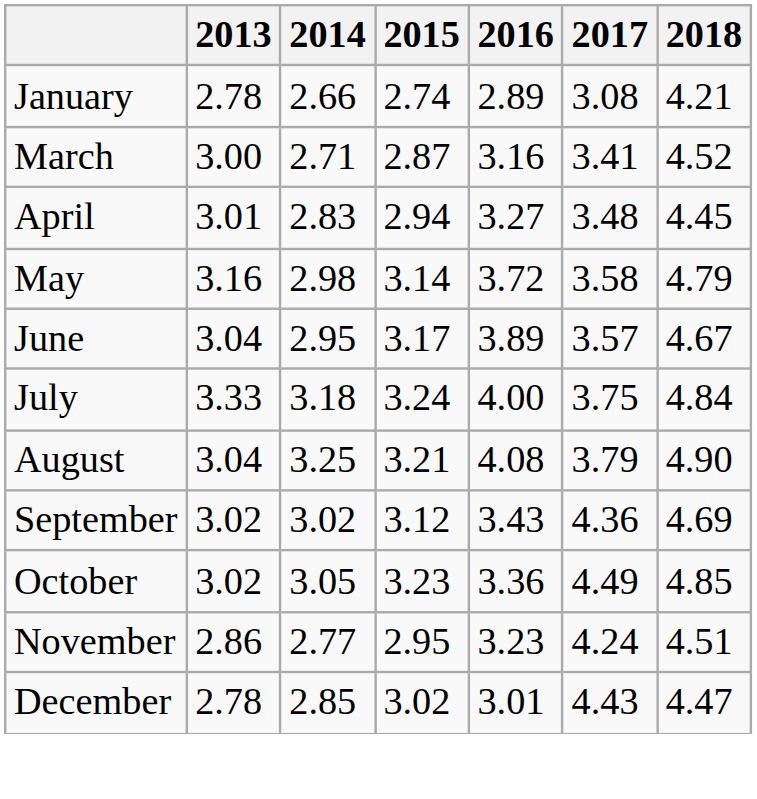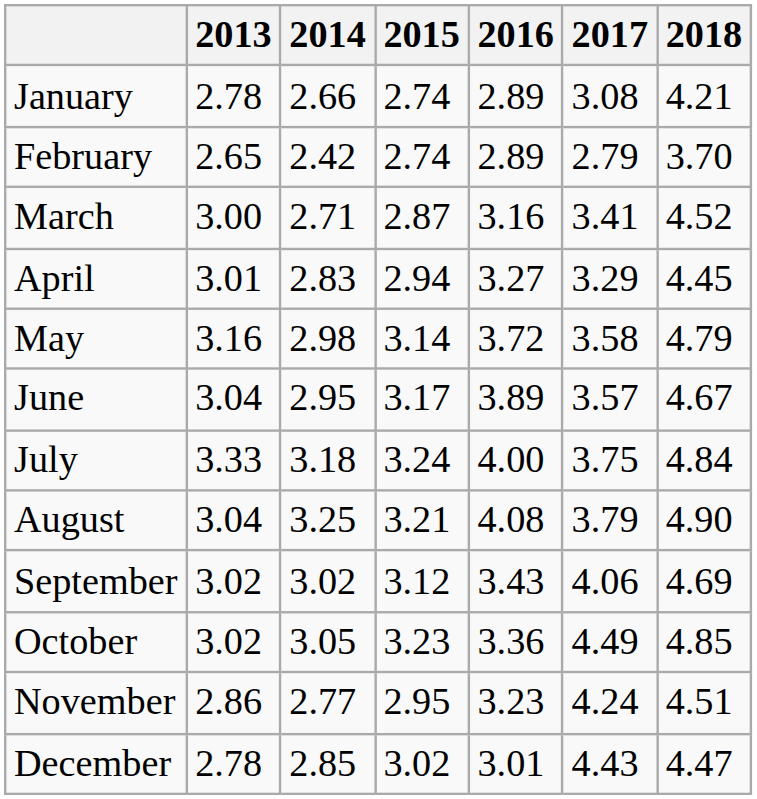+ row: (83, 156)
(605, 216) 3.48 -> (605, 277) 3.29
(605, 519) 4.36 -> (605, 580) 4.06
